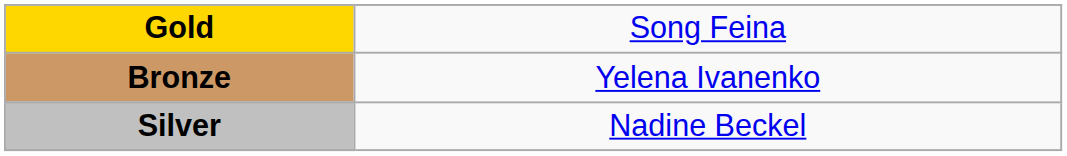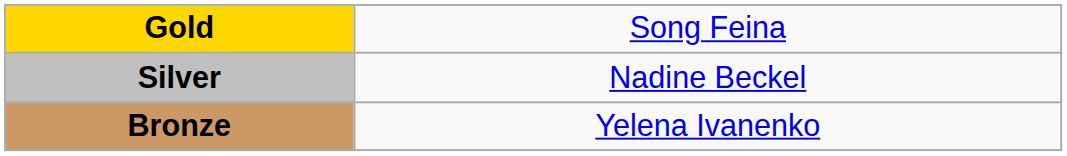rows swapped: (179, 125) <-> (179, 77)
